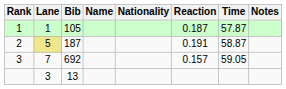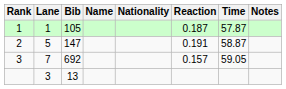(48, 44) khaki background -> (48, 44) no background
(73, 44) 187 -> (73, 44) 147
